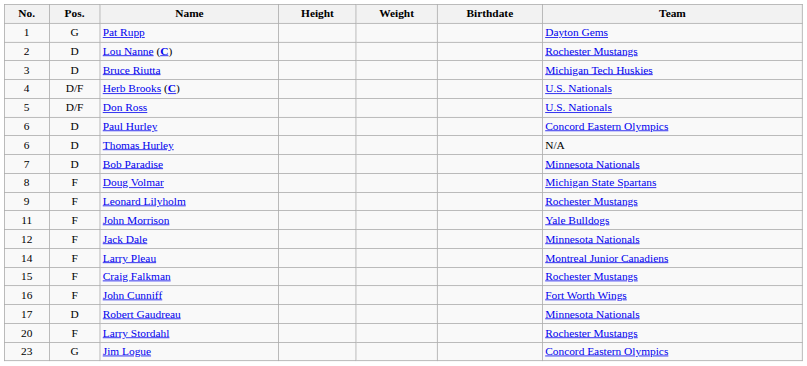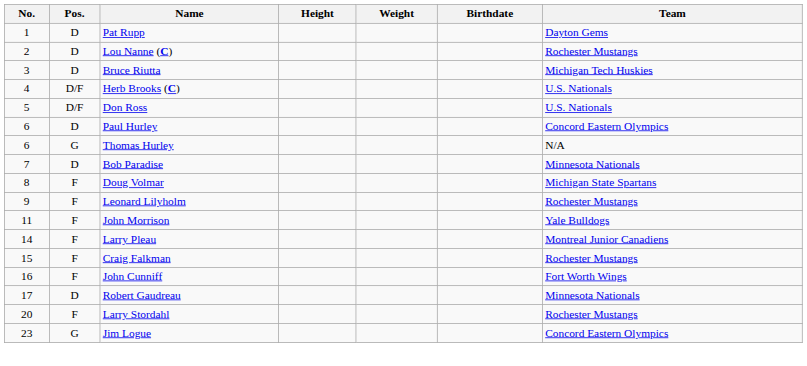(75, 33) G -> (75, 33) D
(75, 145) D -> (75, 145) G
- row: (125, 239)
